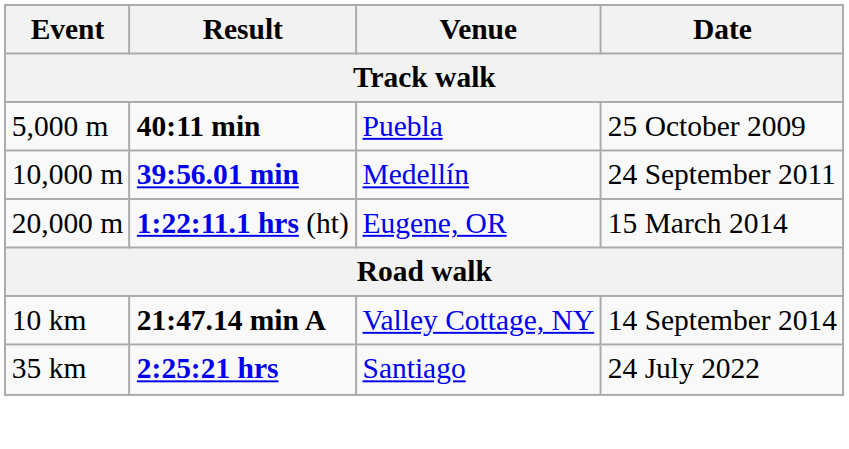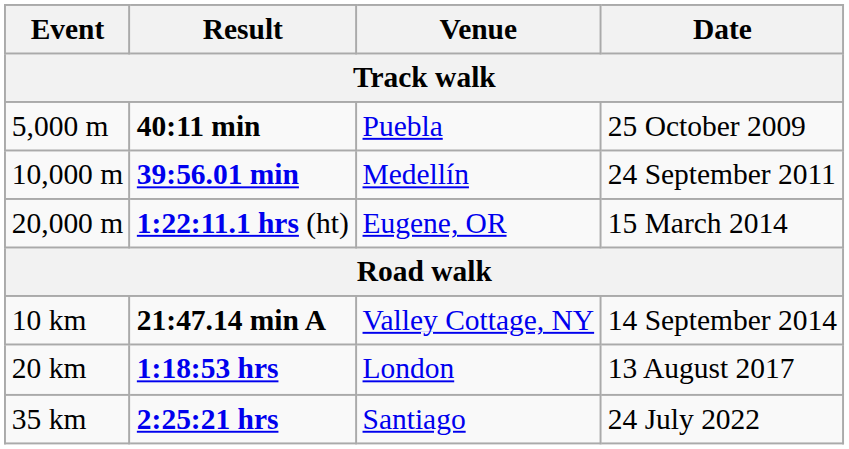+ row: (49, 369)
